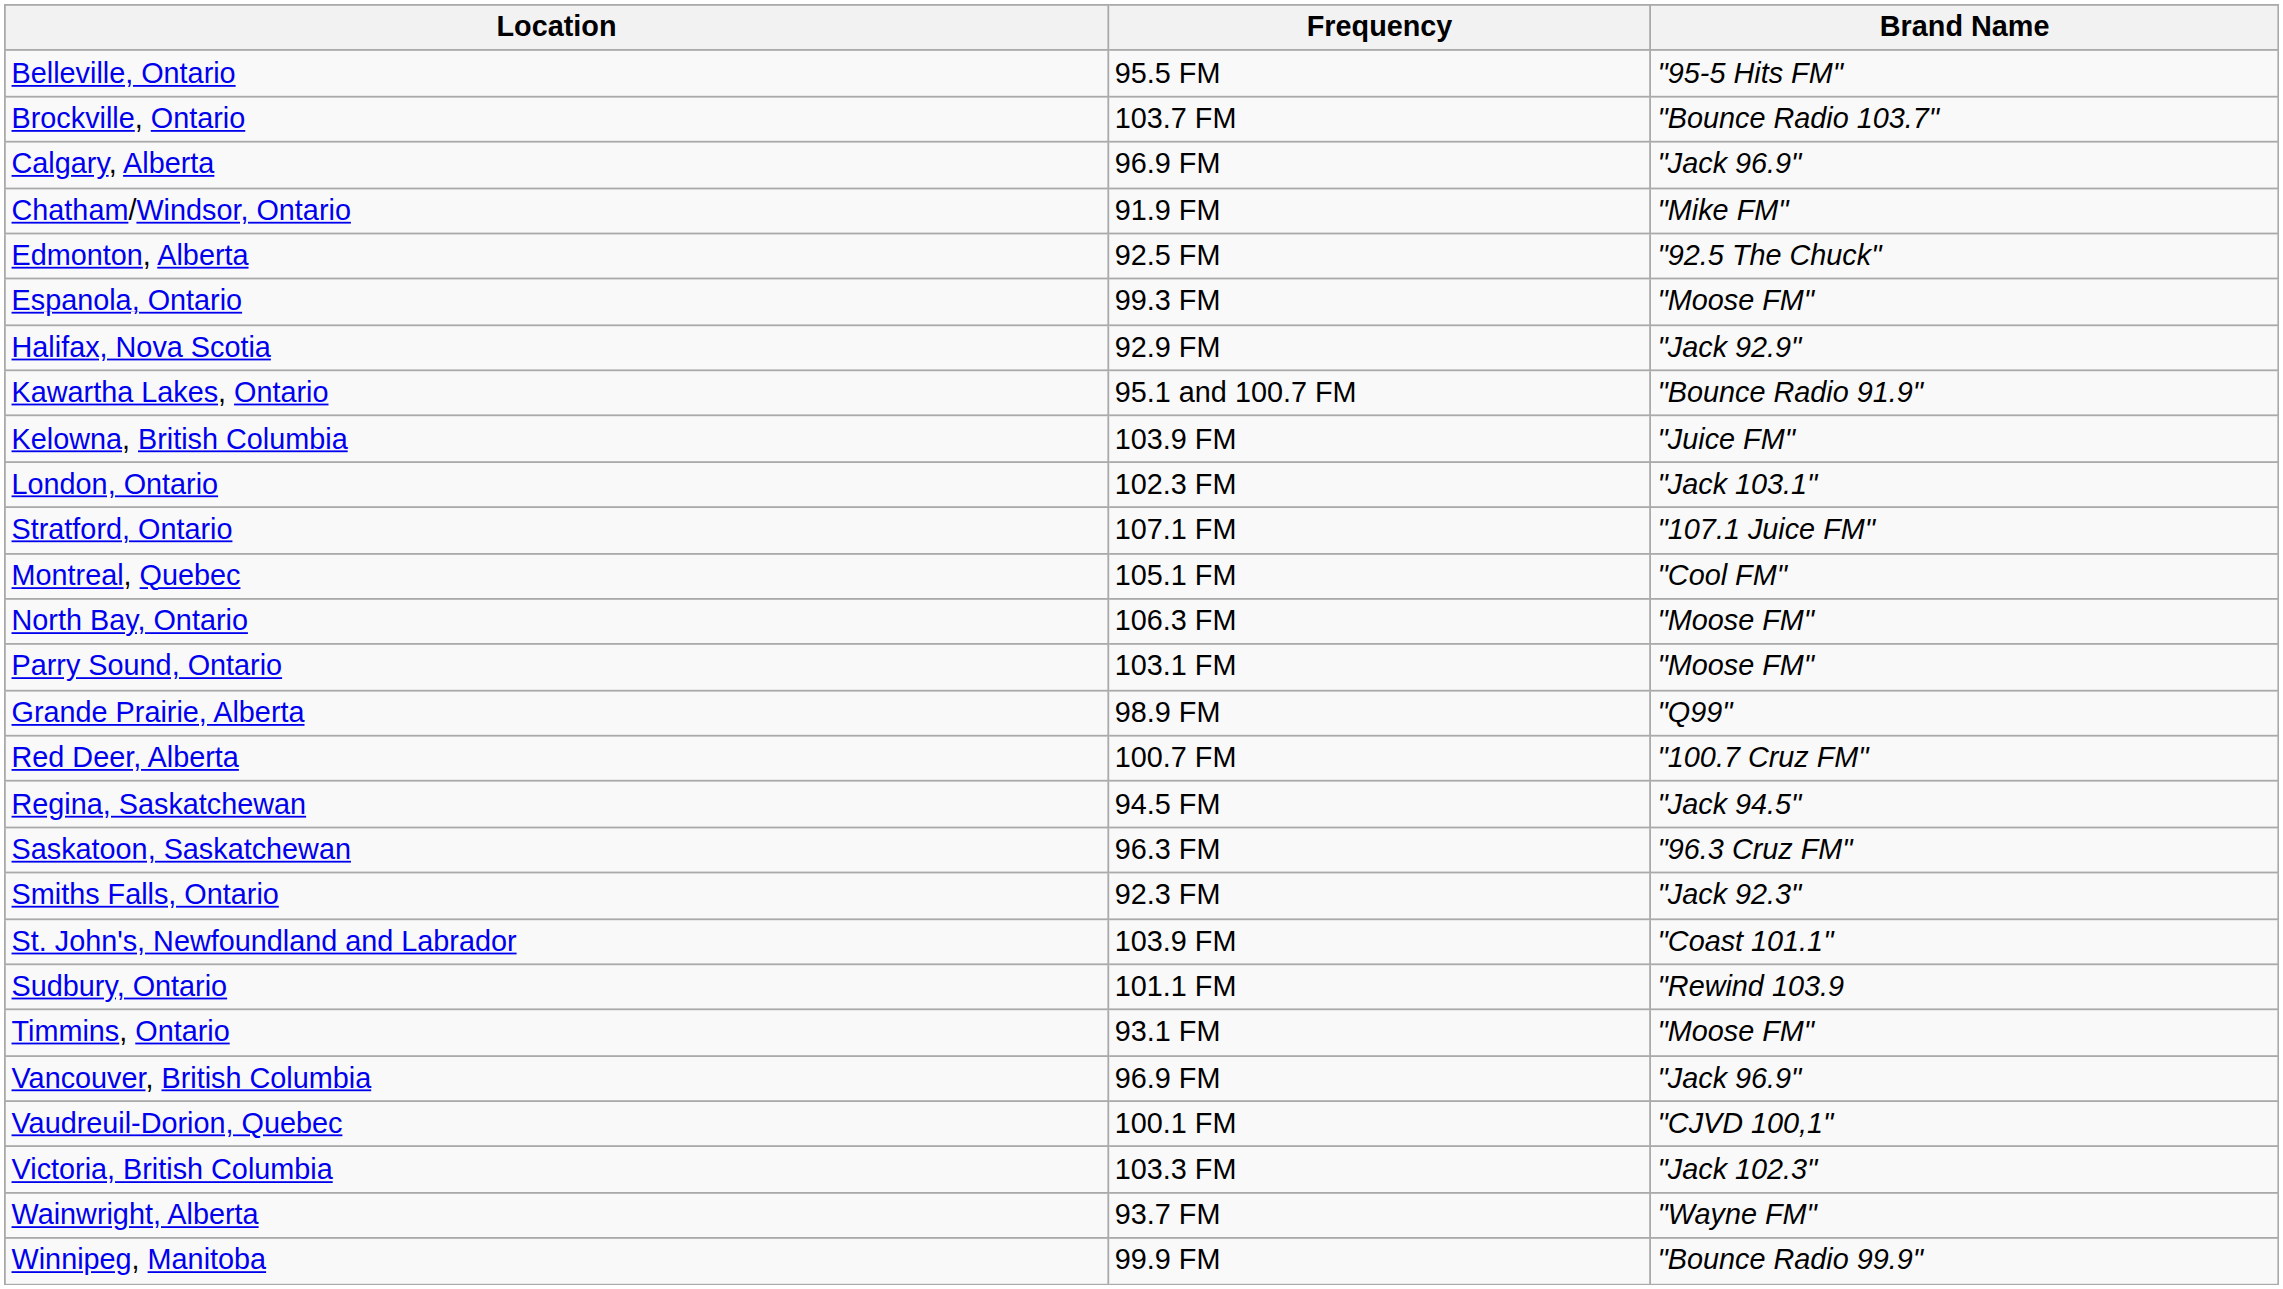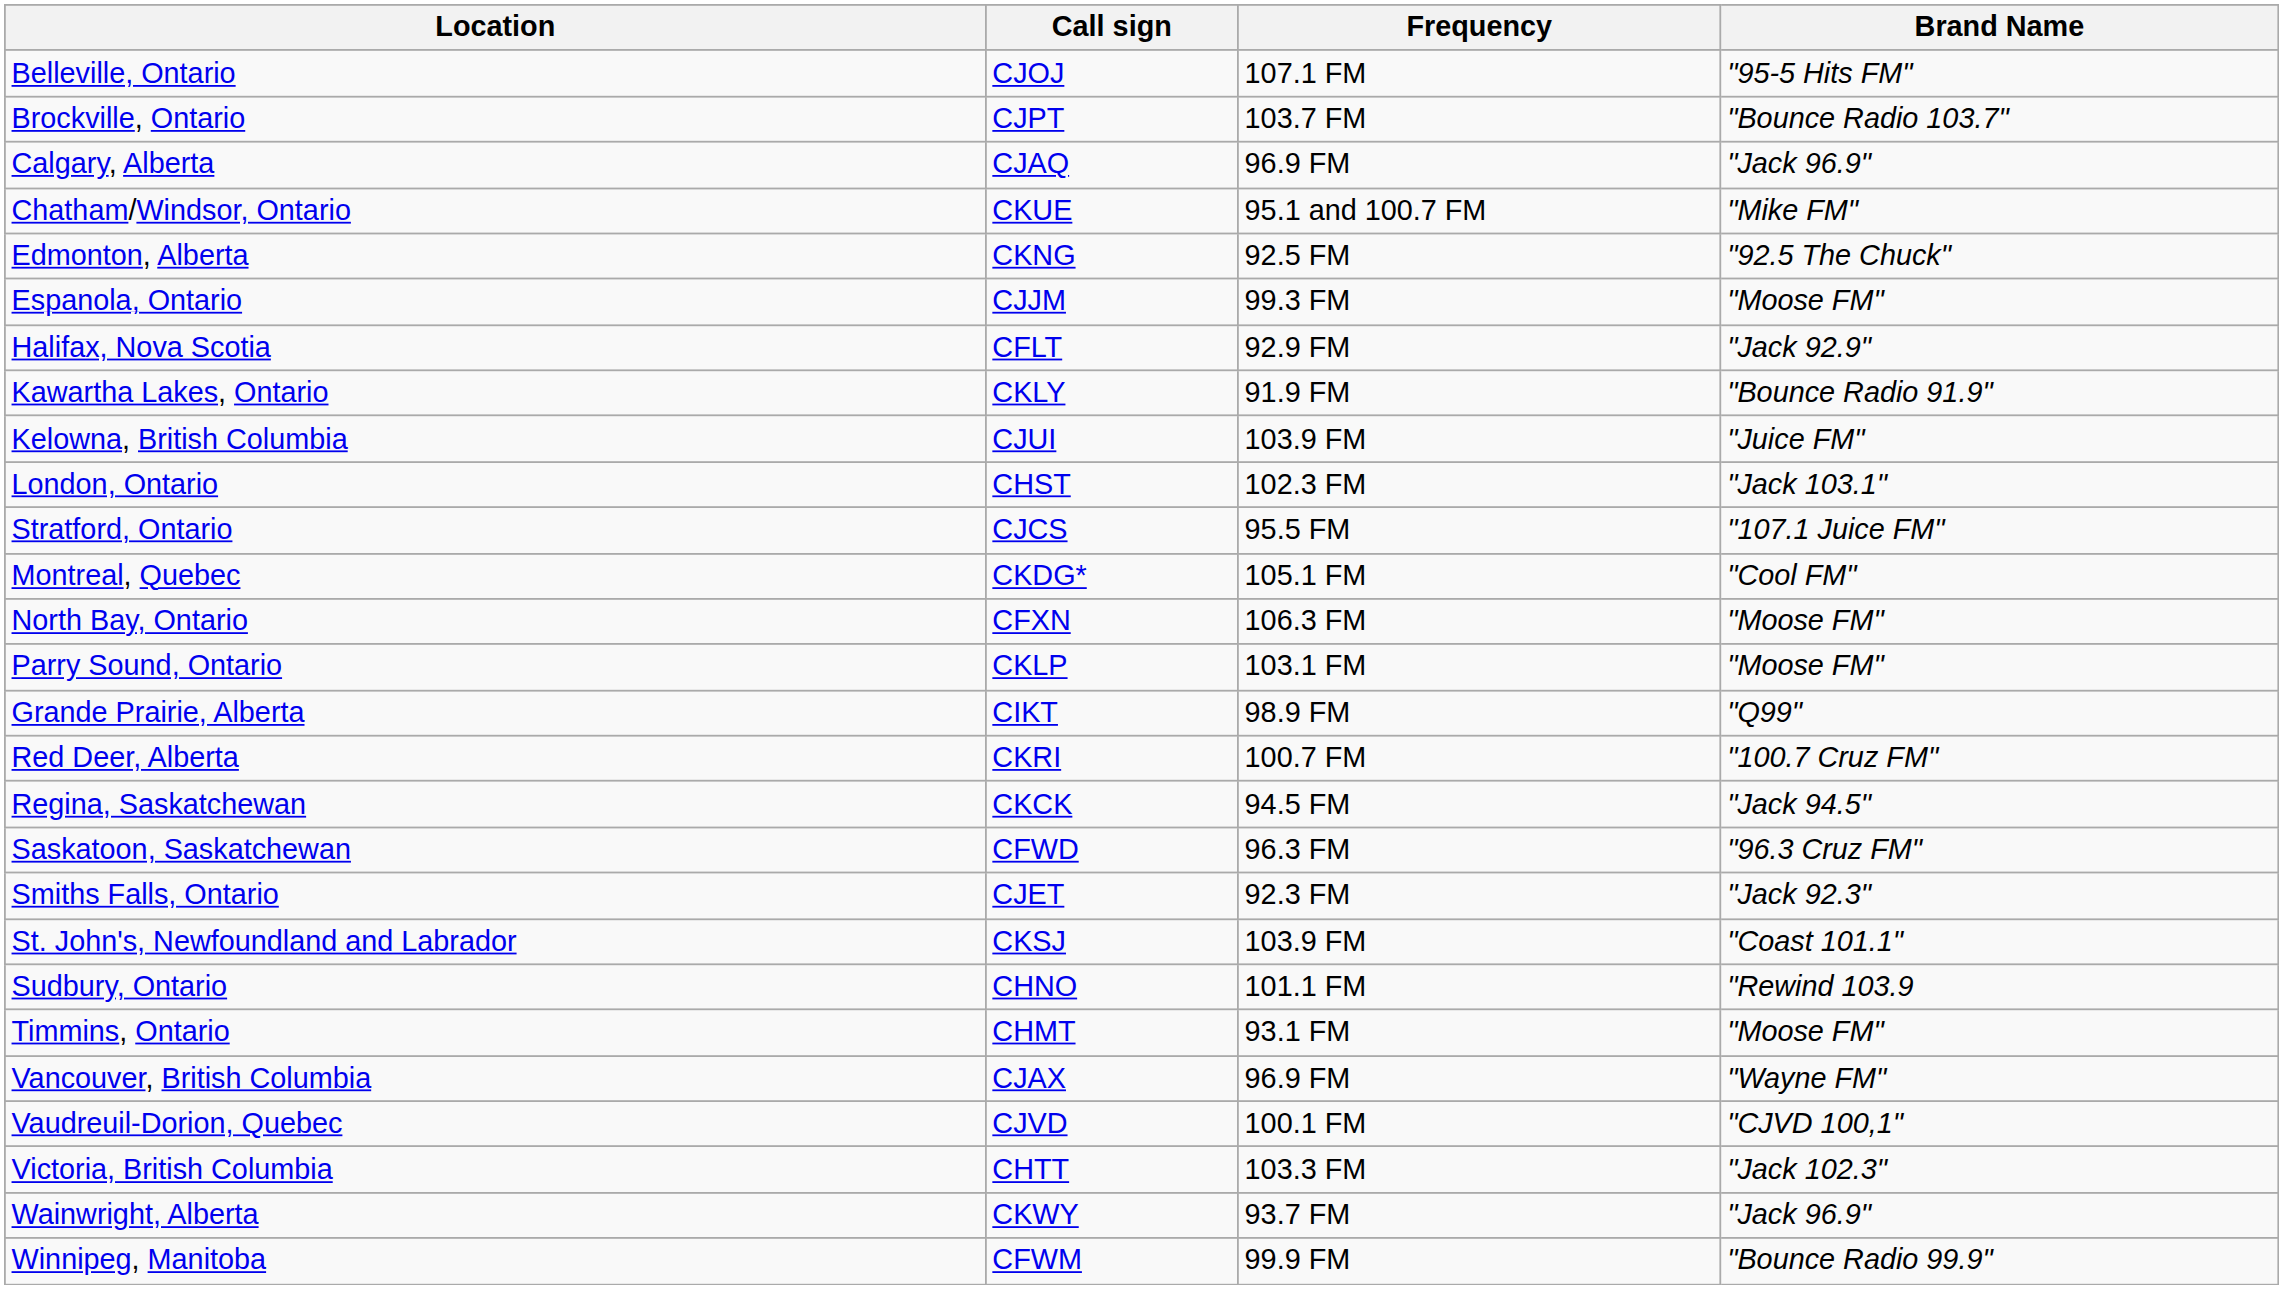+ column: (1112, 27)
(1168, 73) 95.5 FM -> (1305, 73) 107.1 FM
(1168, 210) 91.9 FM -> (1365, 210) 95.1 and 100.7 FM
(1236, 392) 95.1 and 100.7 FM -> (1297, 392) 91.9 FM
(1176, 529) 107.1 FM -> (1297, 529) 95.5 FM
(1729, 1077) "Jack 96.9" -> (1807, 1077) "Wayne FM"
(1737, 1214) "Wayne FM" -> (1799, 1214) "Jack 96.9"
